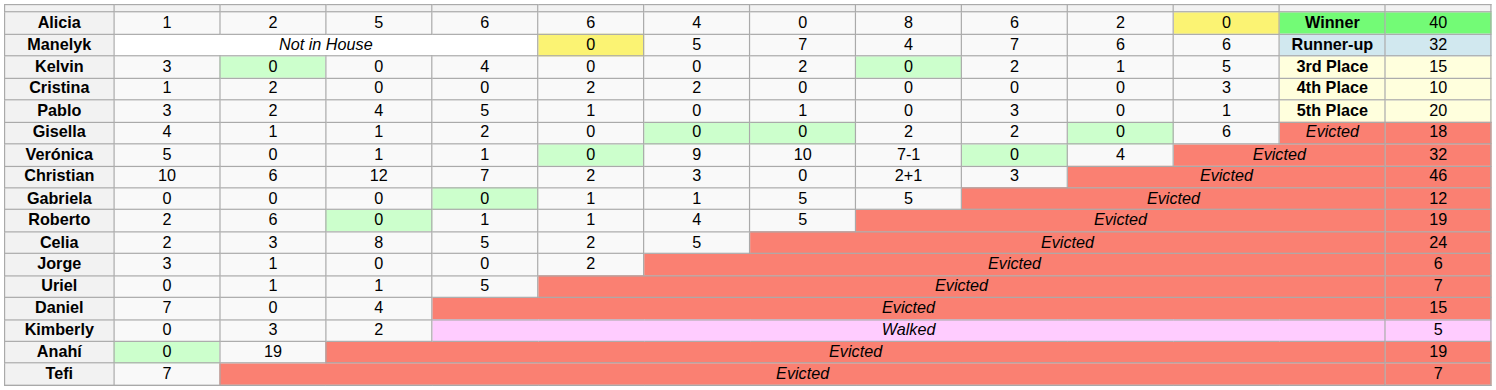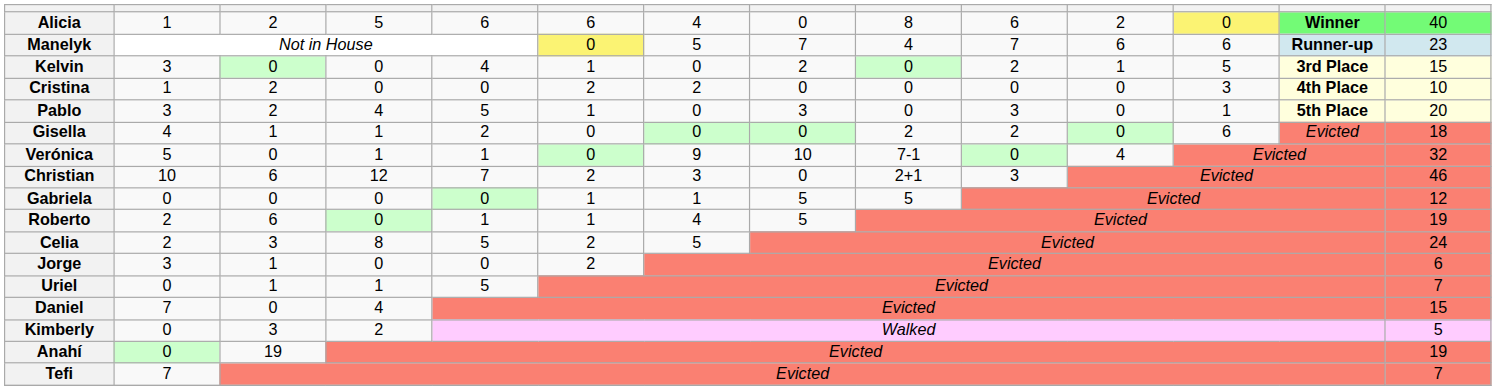(1438, 44) 32 -> (1438, 44) 23
(591, 66) 0 -> (591, 66) 1
(803, 110) 1 -> (803, 110) 3
